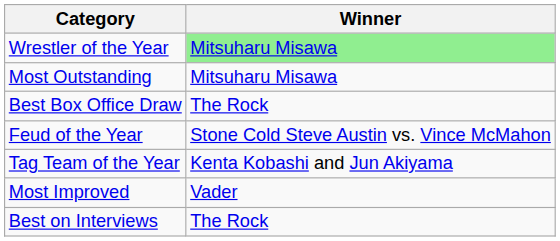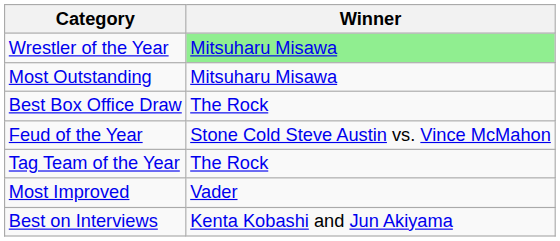(322, 163) Kenta Kobashi and Jun Akiyama -> (229, 163) The Rock
(229, 221) The Rock -> (322, 221) Kenta Kobashi and Jun Akiyama
